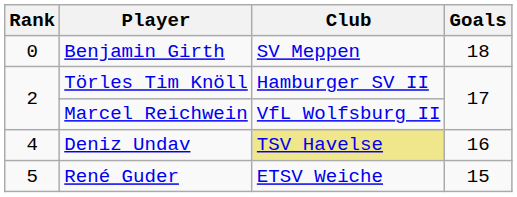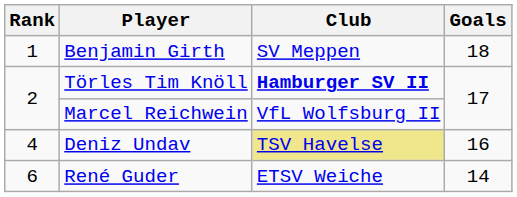(32, 51) 0 -> (32, 51) 1
(343, 83) normal -> (343, 83) bold
(32, 176) 5 -> (32, 176) 6
(478, 176) 15 -> (478, 176) 14
